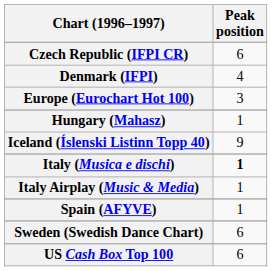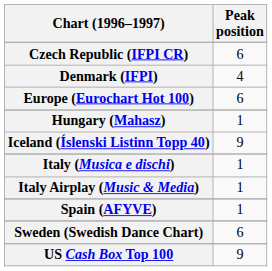(240, 98) 3 -> (240, 98) 6
(240, 165) bold -> (240, 165) normal
(240, 254) 6 -> (240, 254) 9
